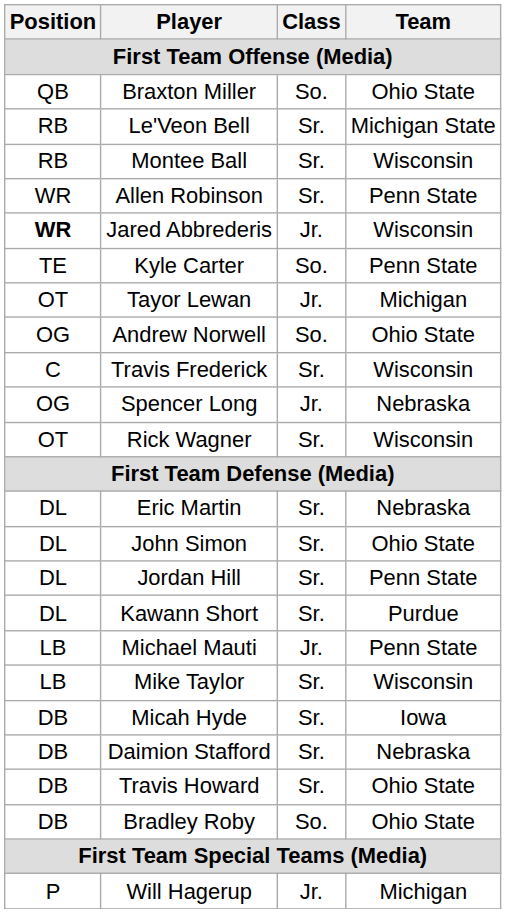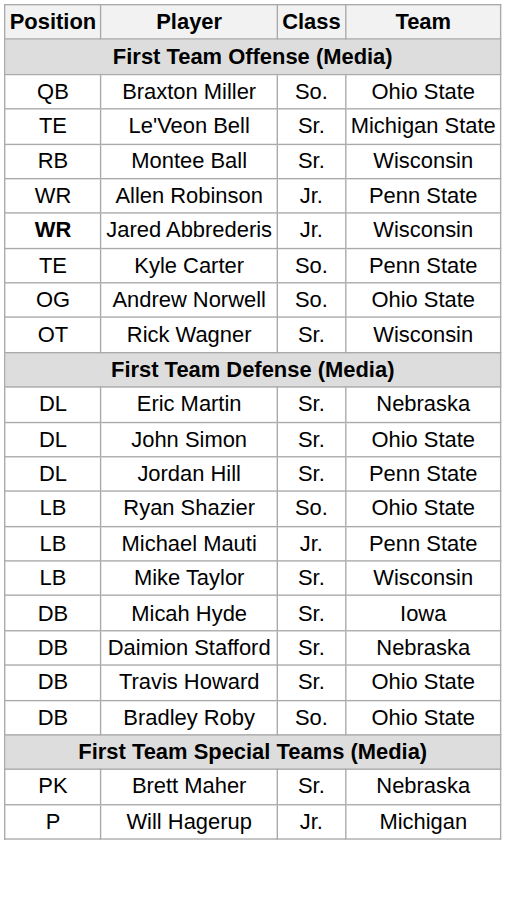(53, 126) RB -> (53, 126) TE
(311, 195) Sr. -> (311, 195) Jr.
- row: (189, 299)
- row: (189, 369)
- row: (189, 404)
- row: (189, 612)
+ row: (189, 508)
+ row: (189, 786)
